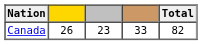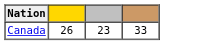- column: (178, 13)
